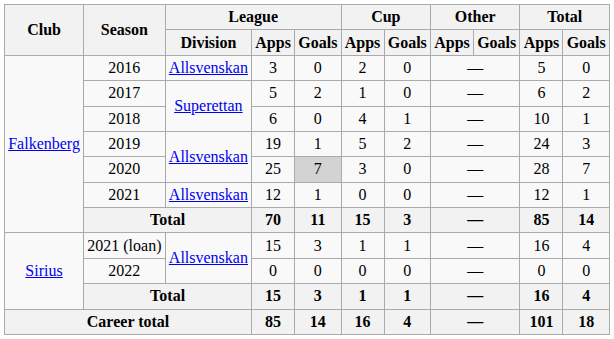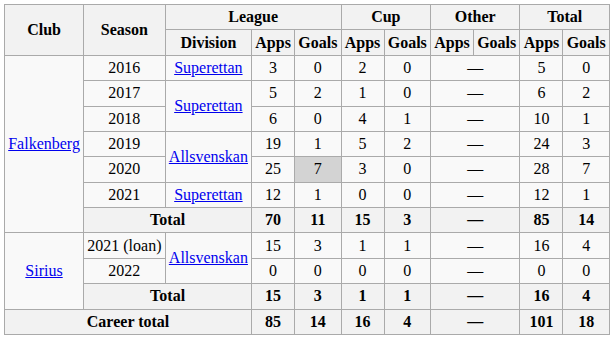(208, 67) Allsvenskan -> (208, 67) Superettan
(208, 194) Allsvenskan -> (208, 194) Superettan
